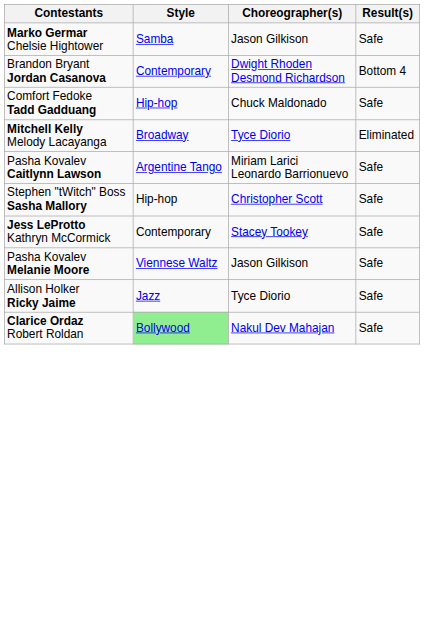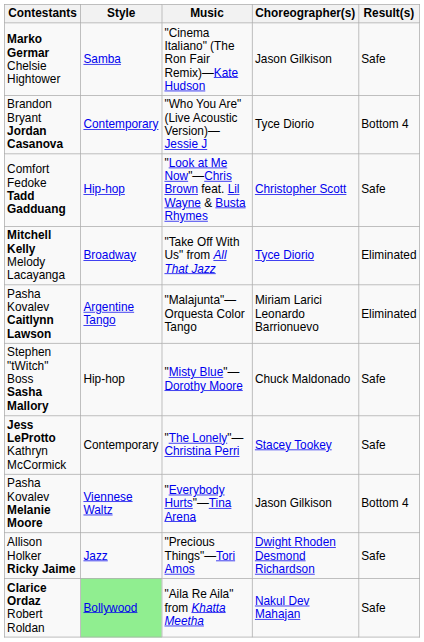+ column: (207, 13)
(288, 71) Dwight Rhoden Desmond Richardson -> (285, 124) Tyce Diorio
(279, 103) Chuck Maldonado -> (301, 190) Christopher Scott
(371, 167) Safe -> (389, 314) Eliminated
(277, 199) Christopher Scott -> (303, 379) Chuck Maldonado
(371, 264) Safe -> (385, 503) Bottom 4
(261, 296) Tyce Diorio -> (295, 555) Dwight Rhoden Desmond Richardson
